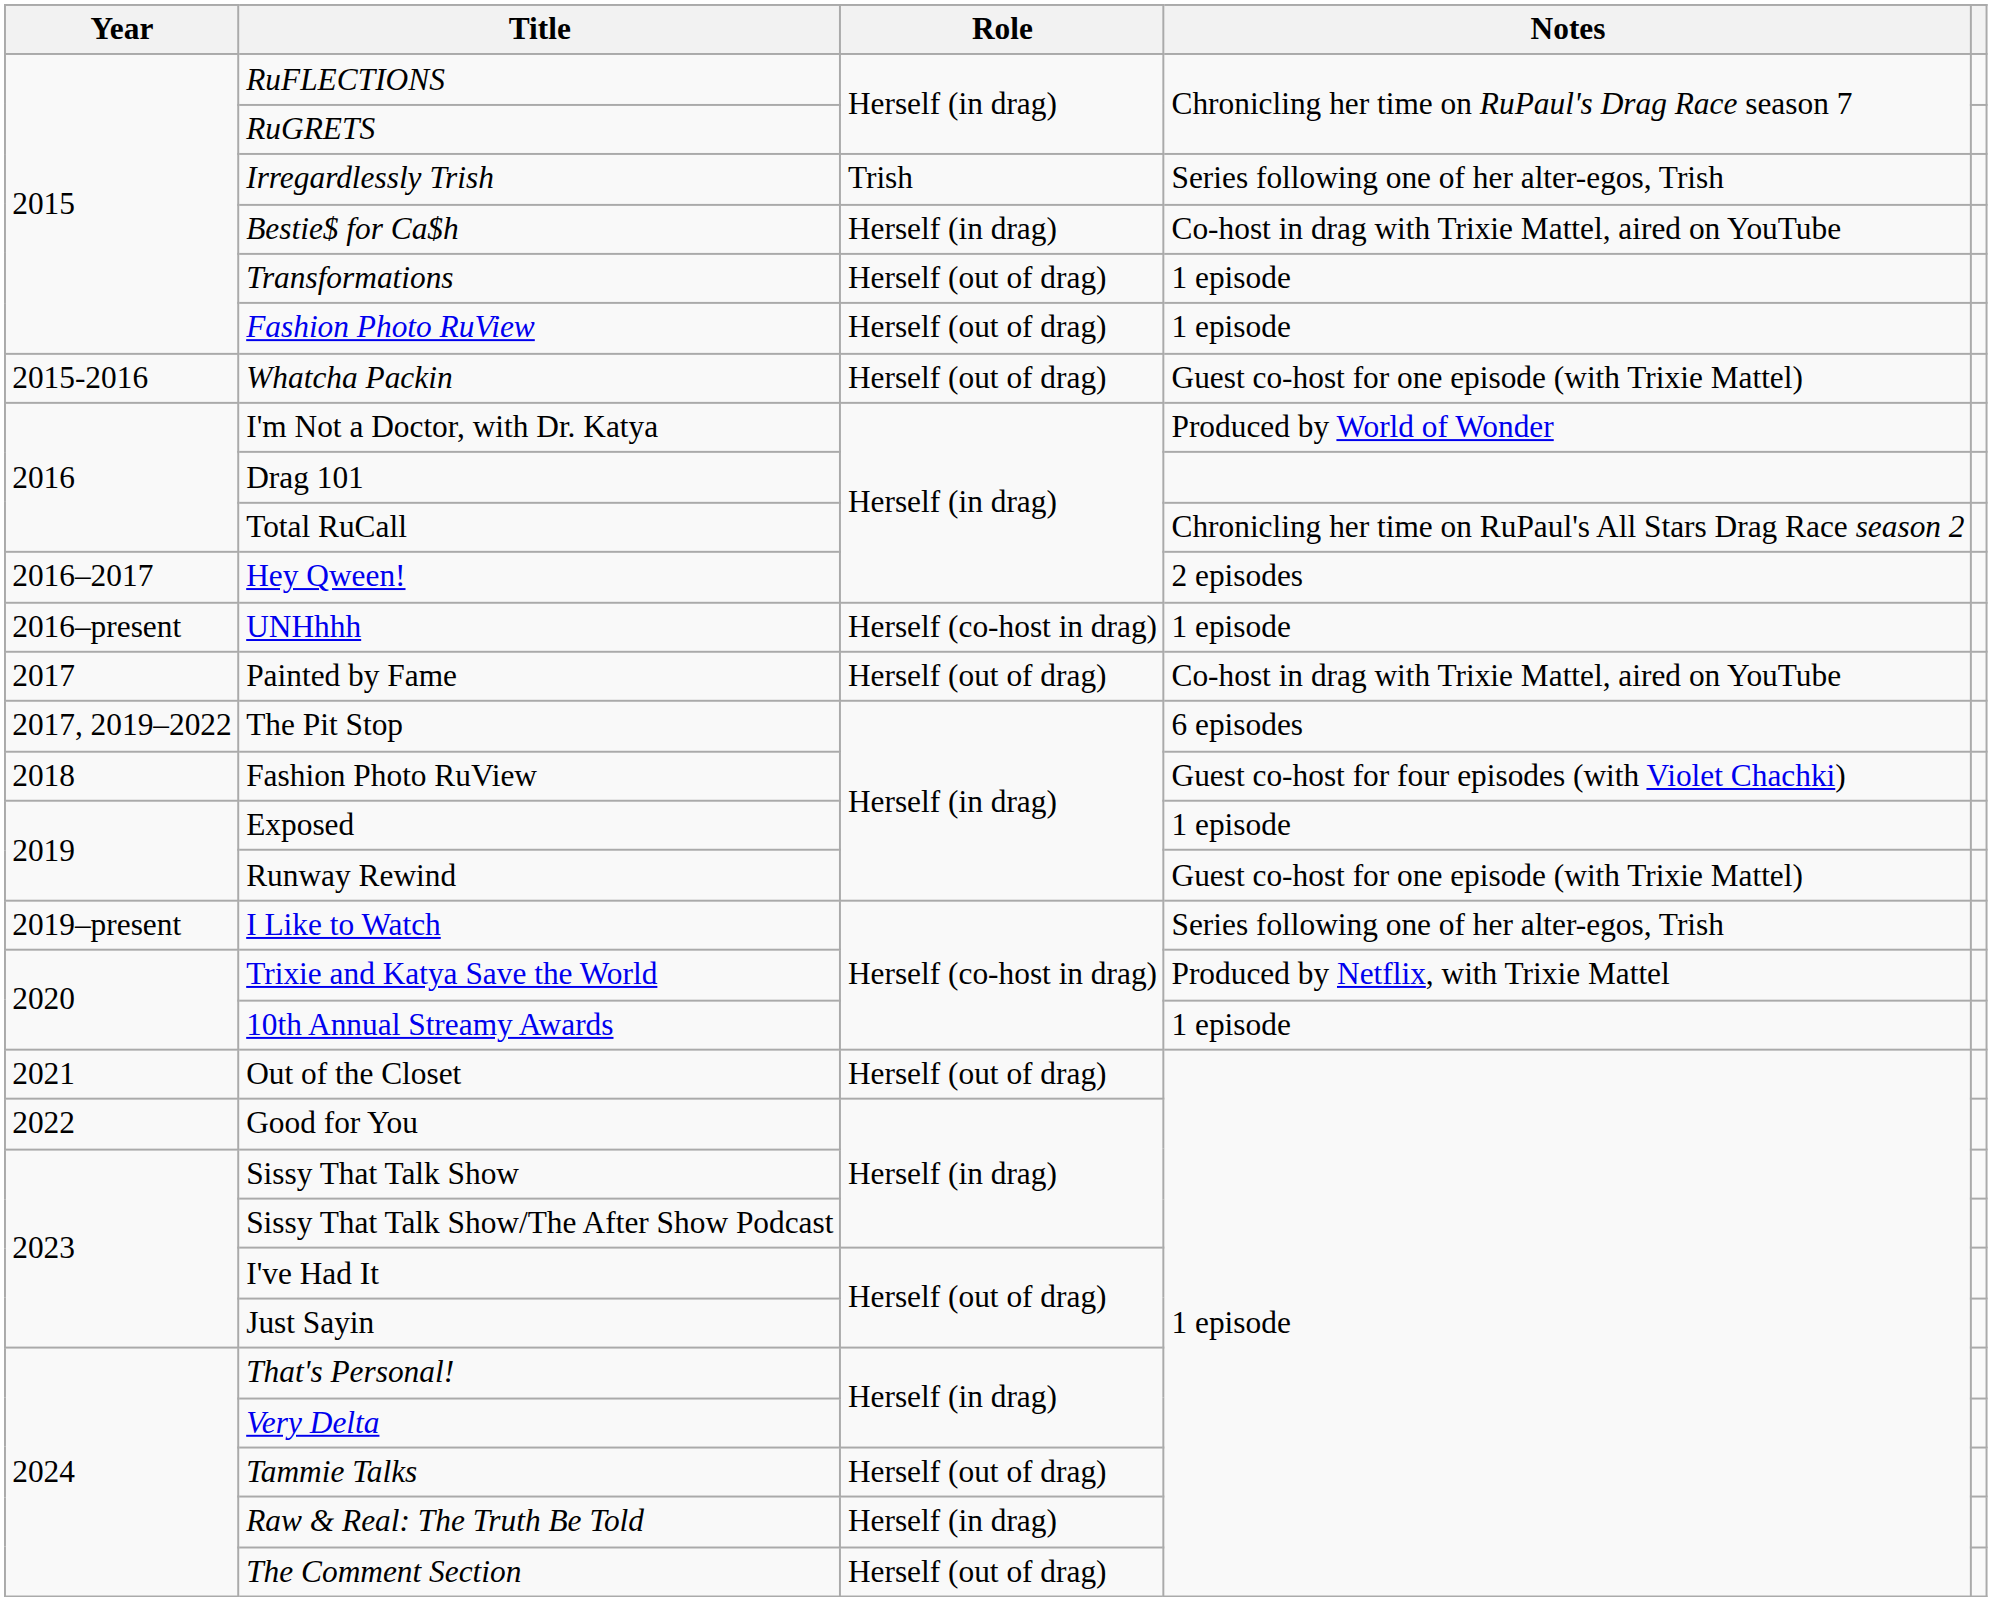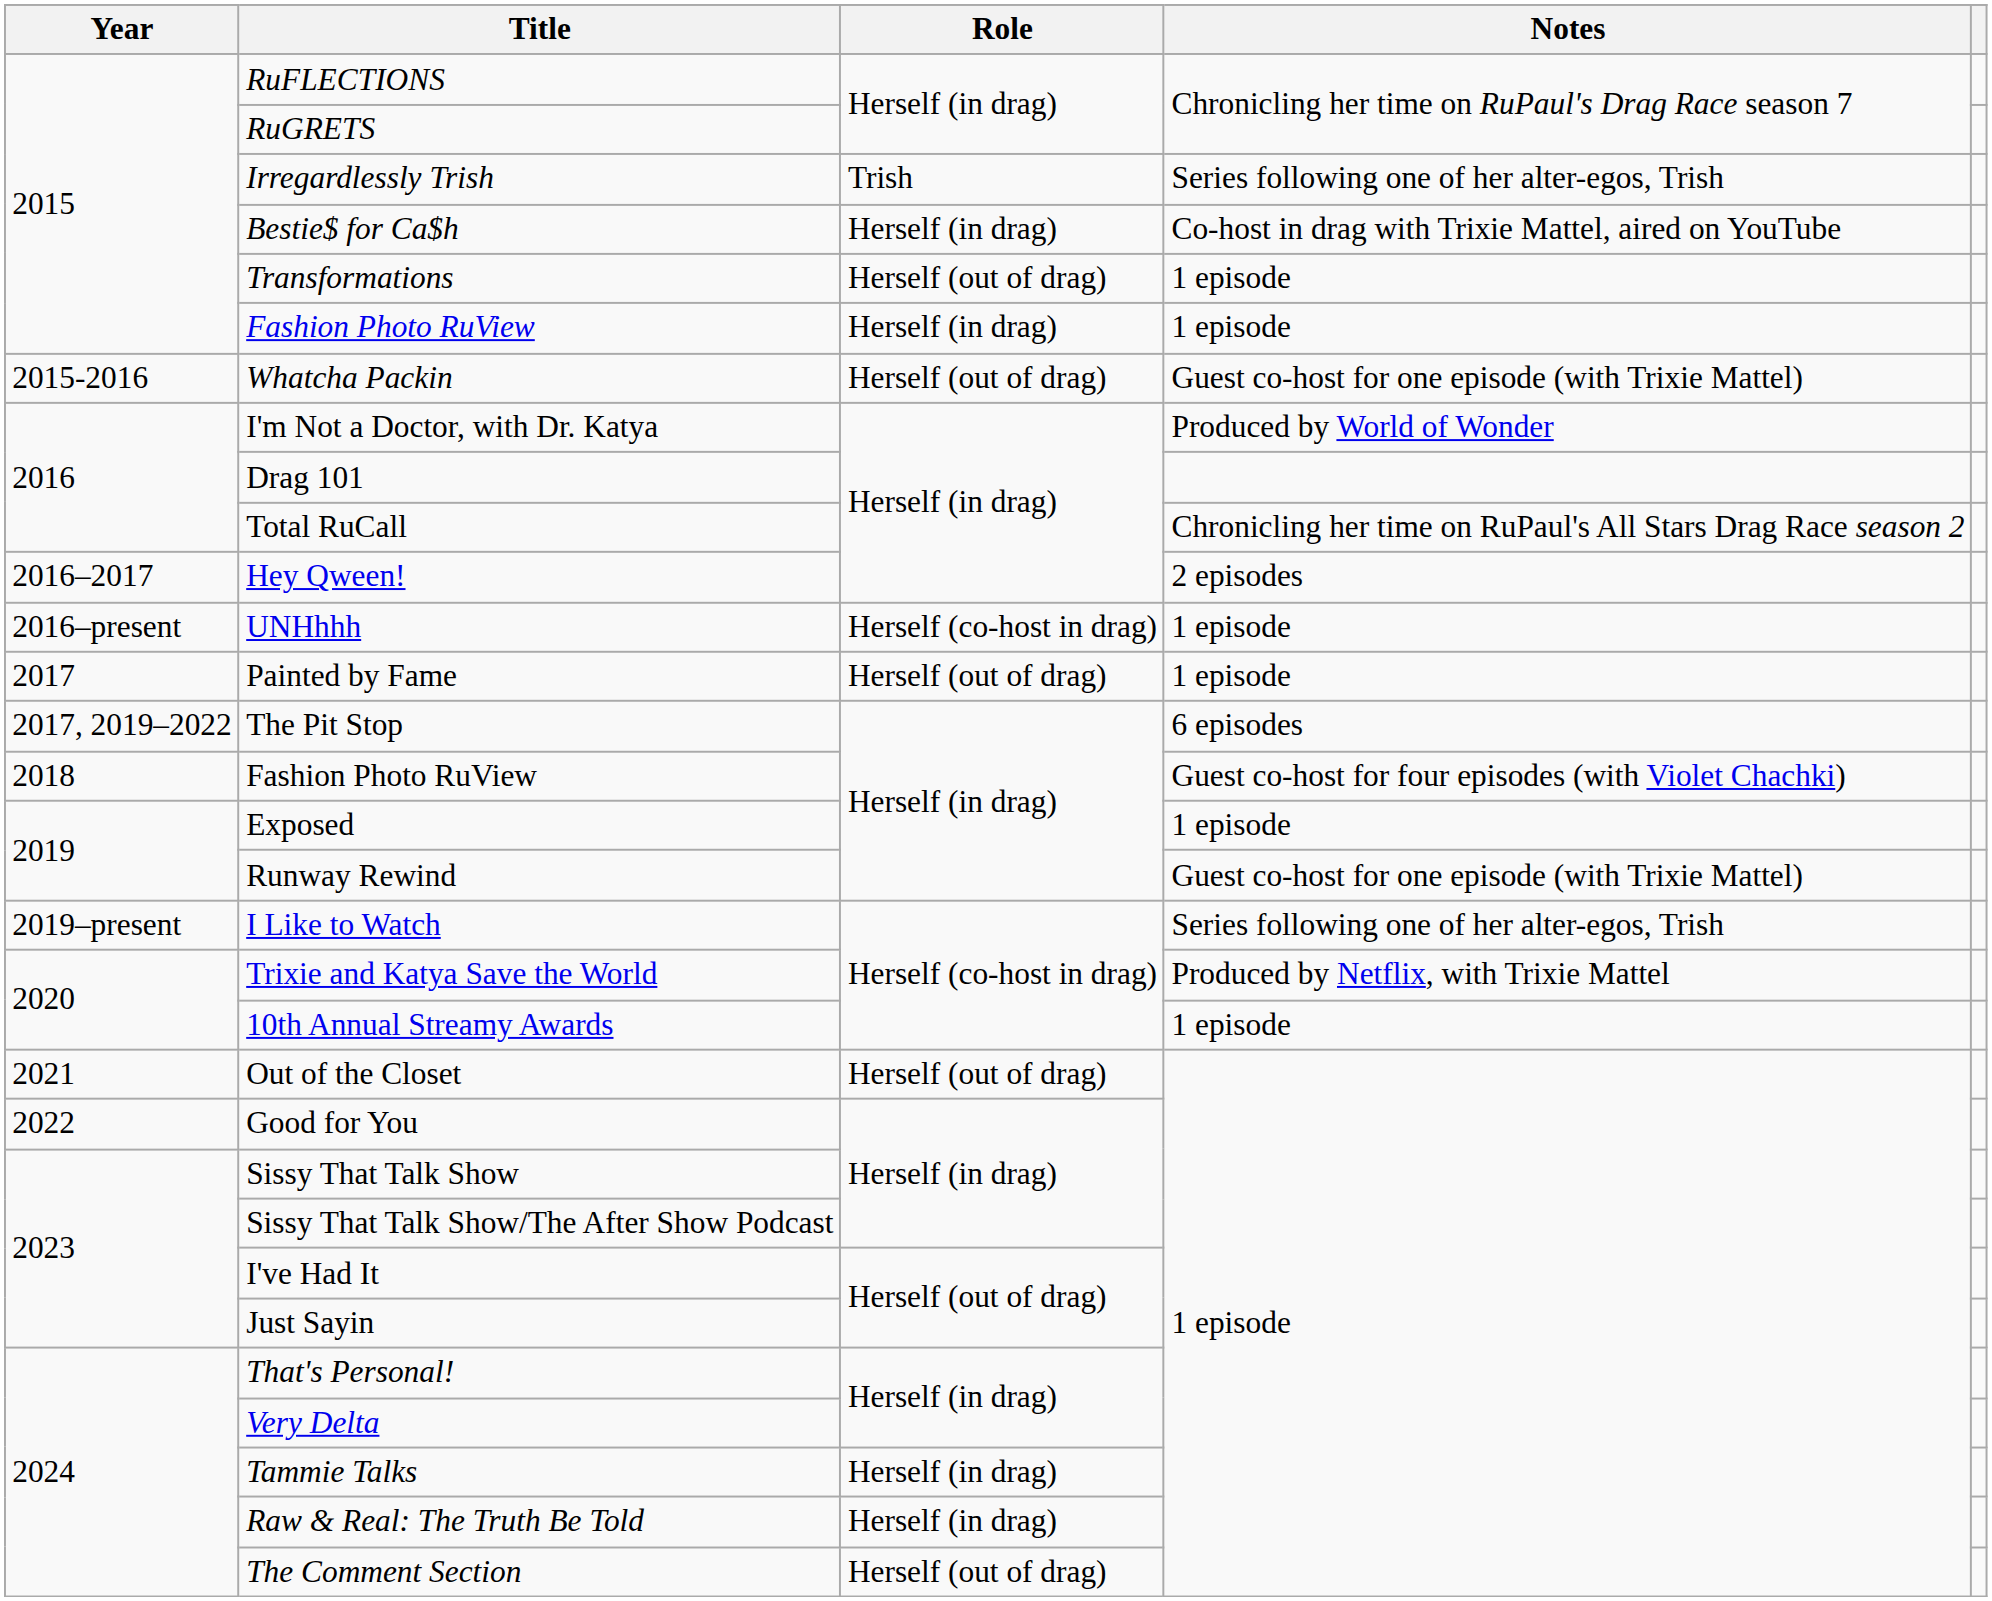(977, 327) Herself (out of drag) -> (952, 327) Herself (in drag)
(1506, 675) Co-host in drag with Trixie Mattel, aired on YouTube -> (1231, 675) 1 episode
(977, 1471) Herself (out of drag) -> (952, 1471) Herself (in drag)
